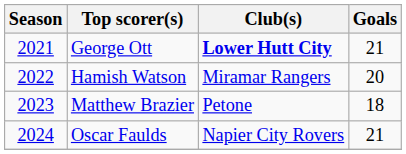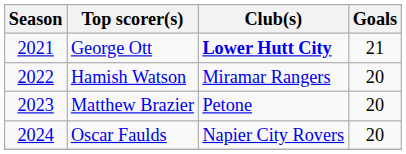(375, 105) 18 -> (375, 105) 20
(375, 134) 21 -> (375, 134) 20
